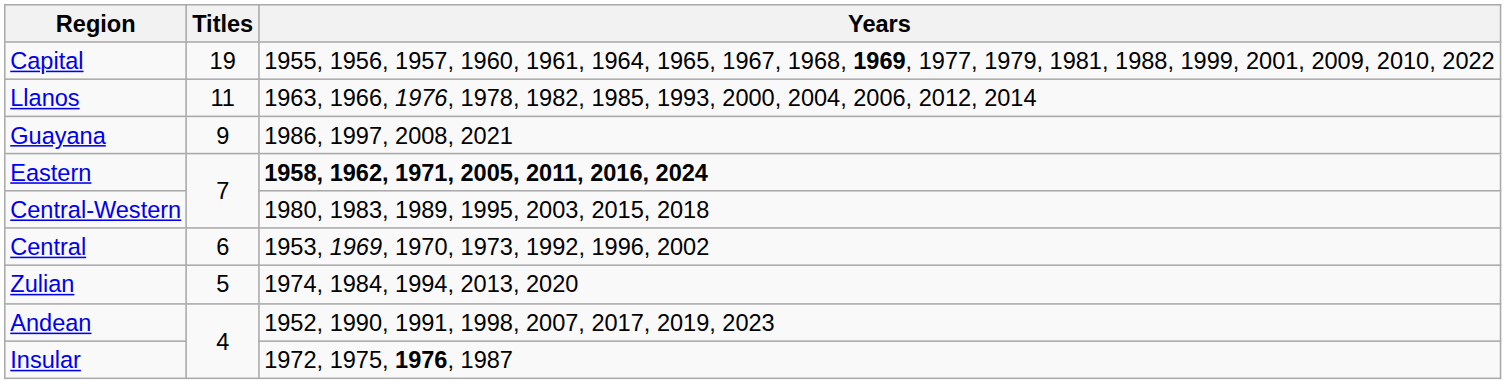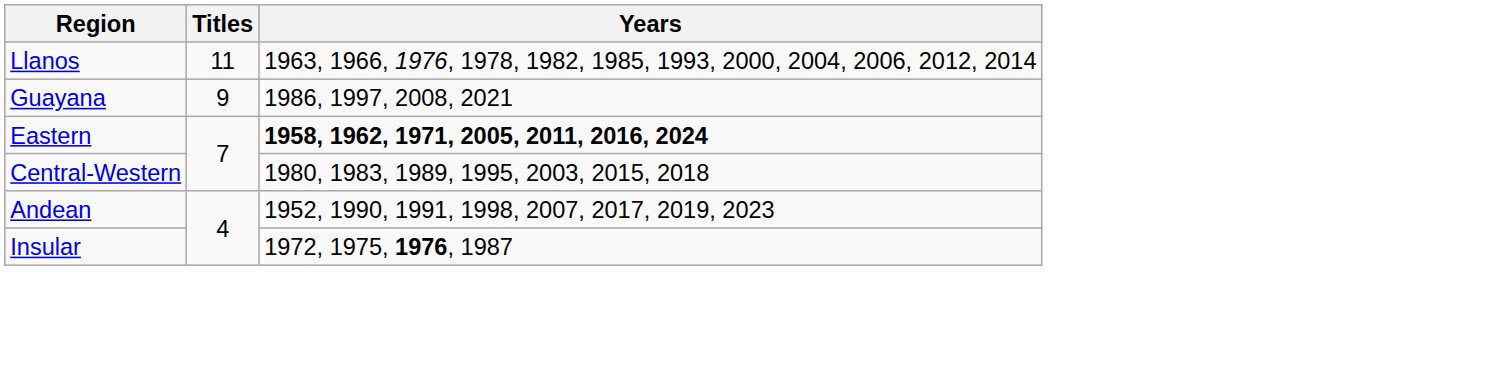- row: (47, 61)
- row: (48, 247)
- row: (42, 285)
